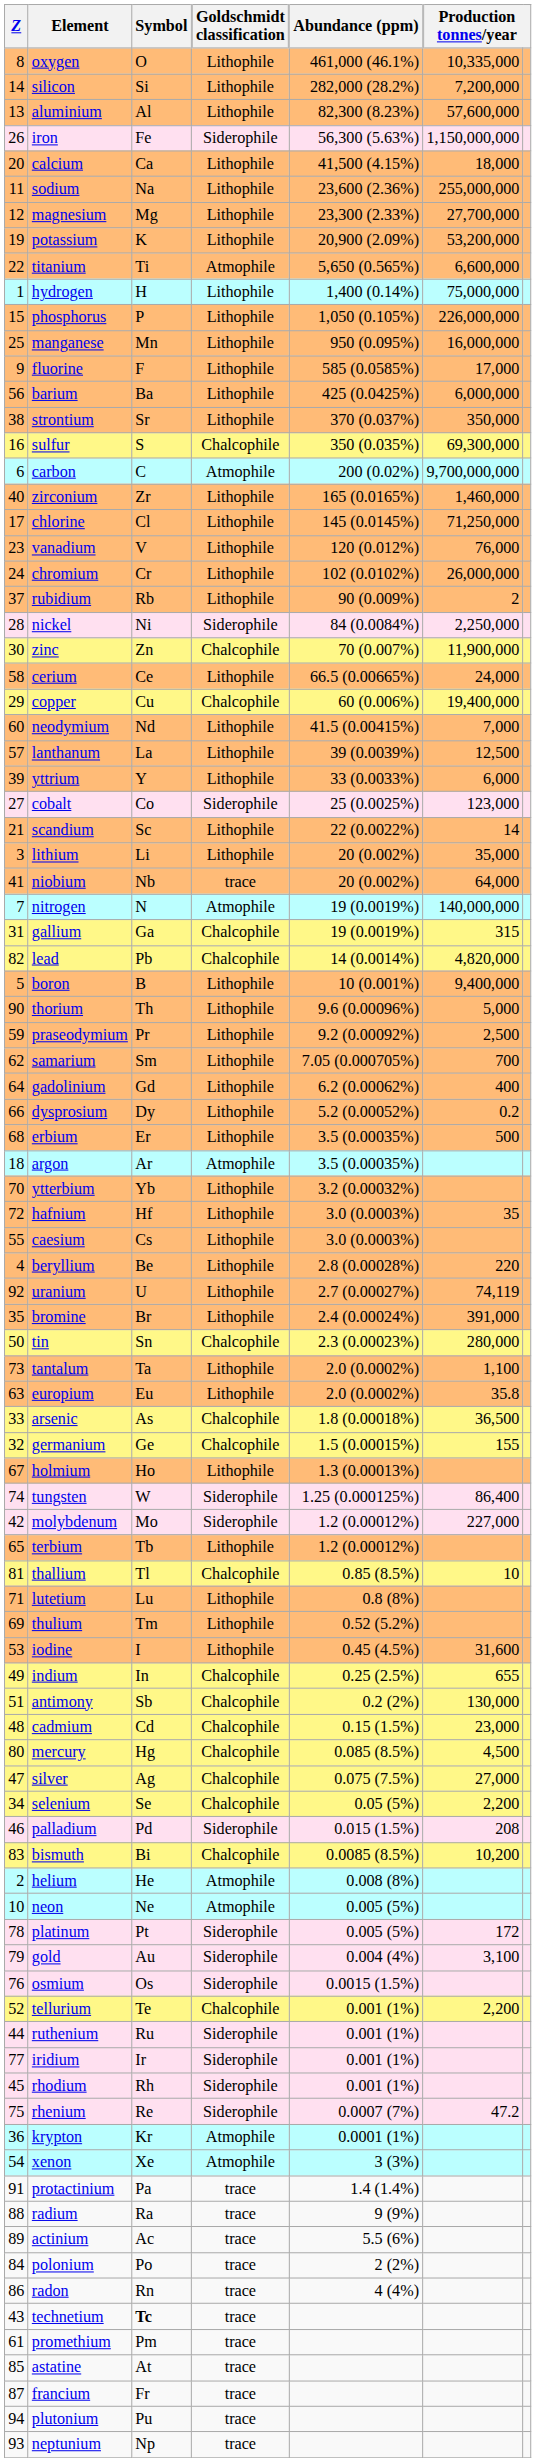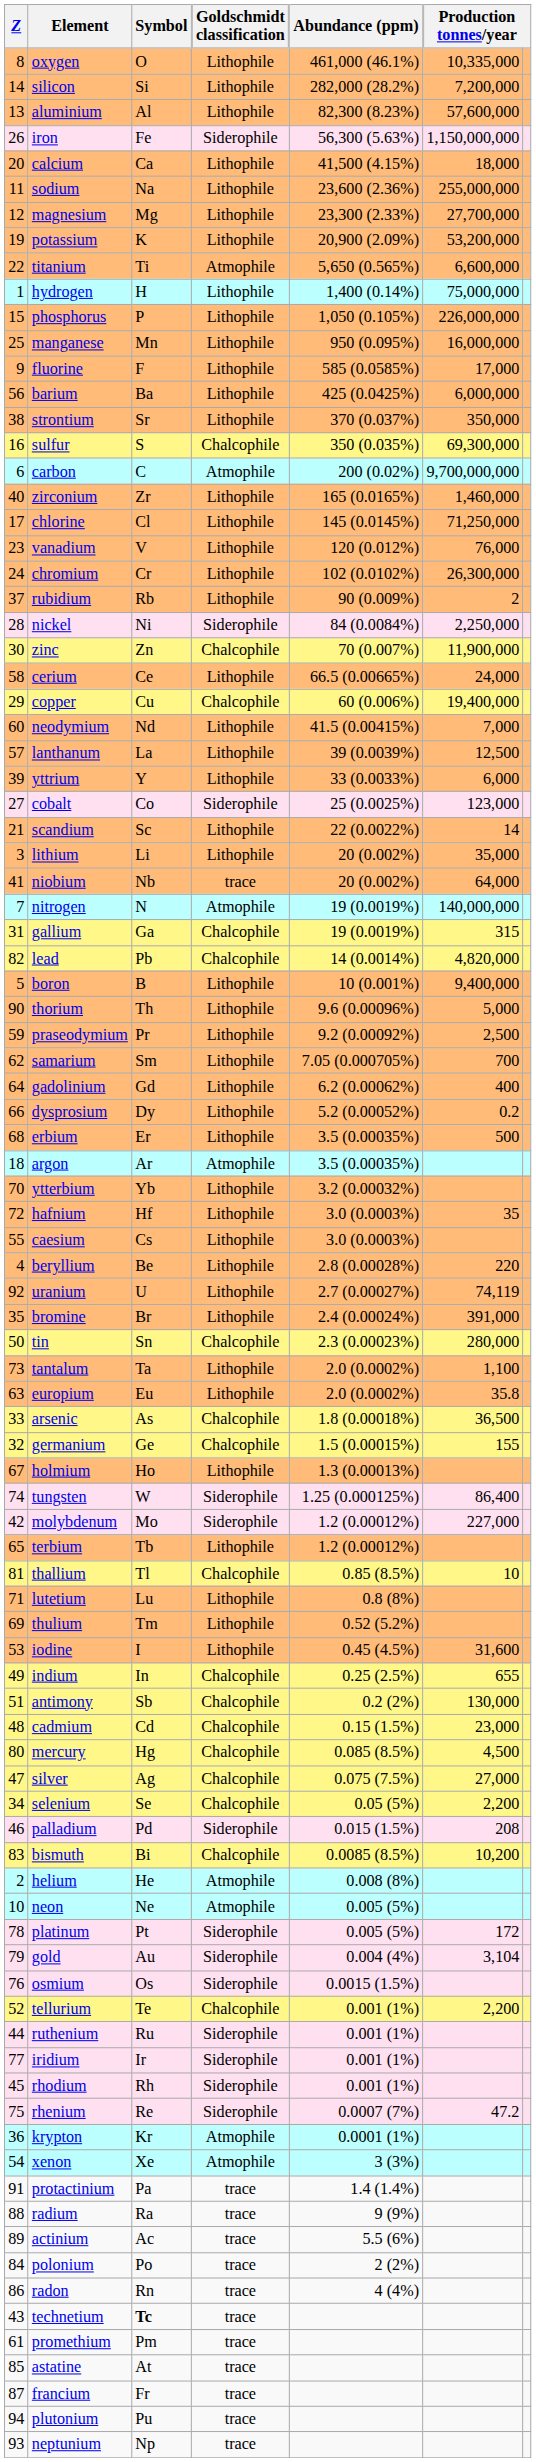(483, 573) 26,000,000 -> (483, 573) 26,300,000
(501, 1957) 3,100 -> (501, 1957) 3,104
